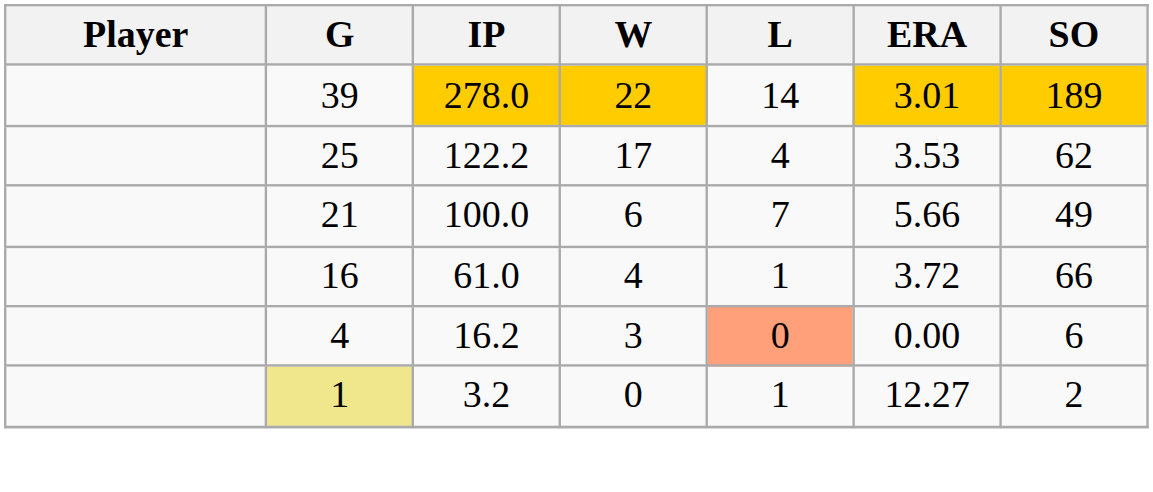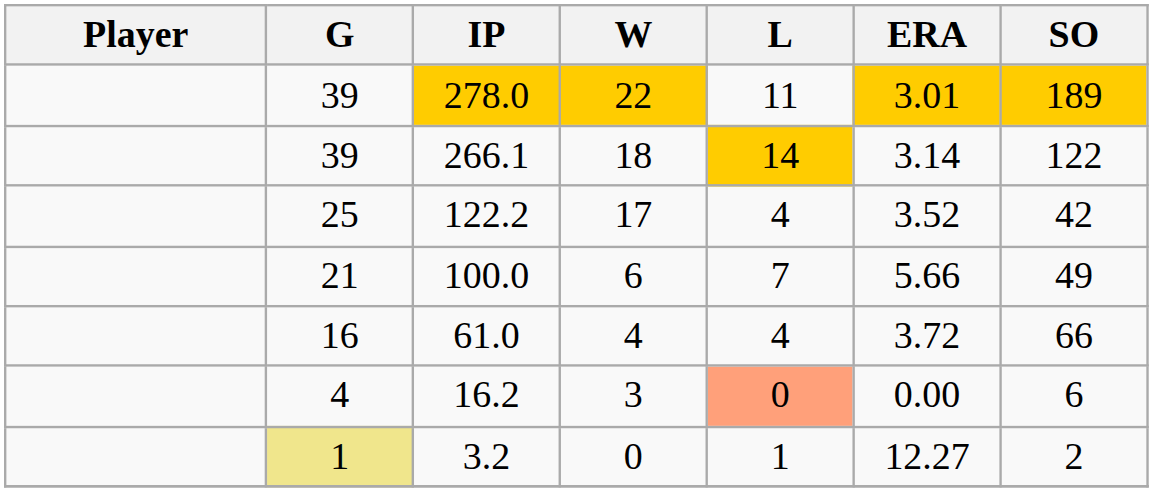(780, 94) 14 -> (780, 94) 11
+ row: (487, 154)
(927, 154) 3.53 -> (927, 214) 3.52
(1074, 154) 62 -> (1074, 214) 42
(780, 275) 1 -> (780, 335) 4
